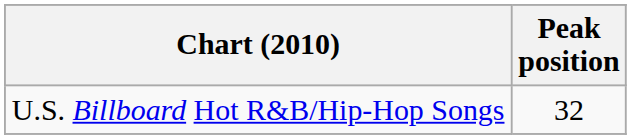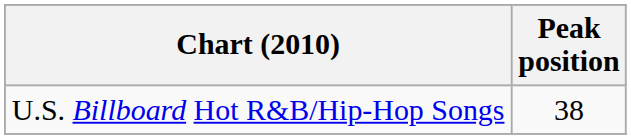(569, 109) 32 -> (569, 109) 38
